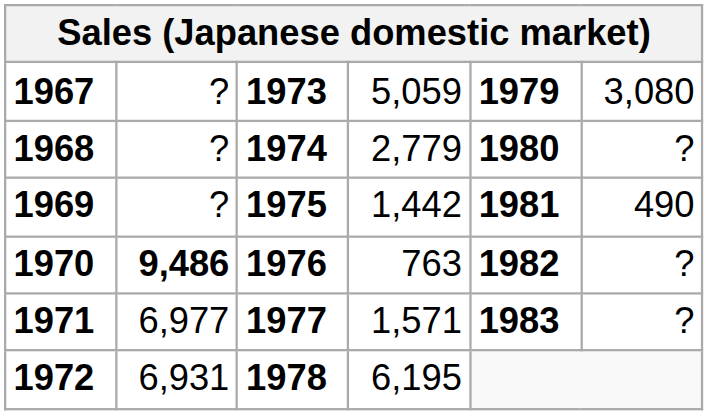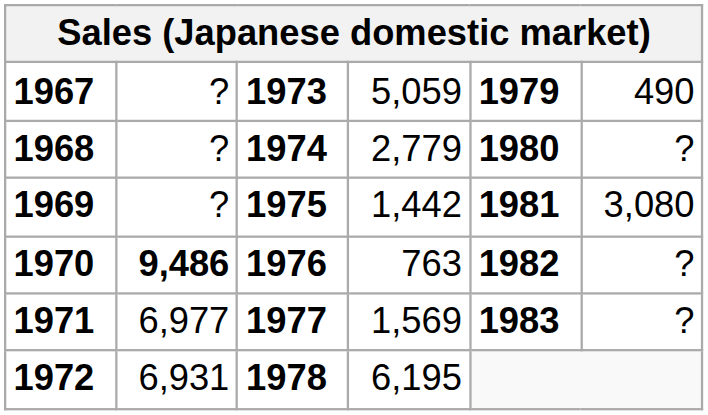(649, 90) 3,080 -> (664, 90) 490
(664, 206) 490 -> (649, 206) 3,080
(416, 321) 1,571 -> (416, 321) 1,569
